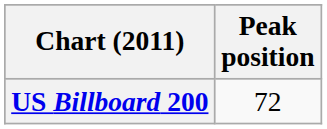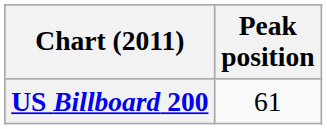(268, 100) 72 -> (268, 100) 61
